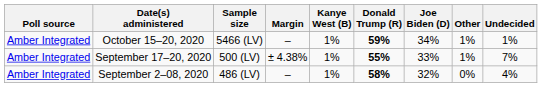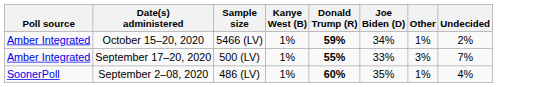- column: (288, 24)
(510, 40) 1% -> (465, 40) 2%
(467, 57) 1% -> (423, 57) 3%
(49, 75) Amber Integrated -> (33, 75) SoonerPoll
(379, 75) 58% -> (334, 75) 60%
(428, 75) 32% -> (384, 75) 35%
(467, 75) 0% -> (423, 75) 1%
